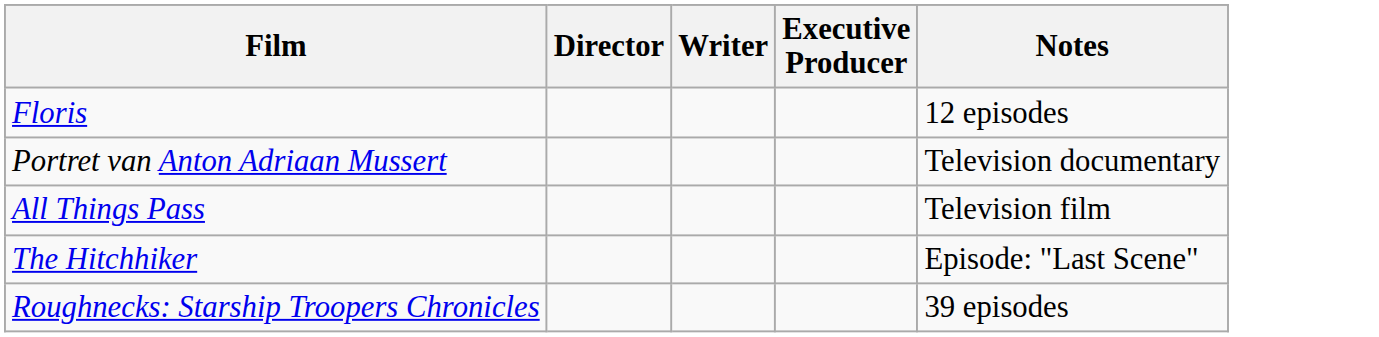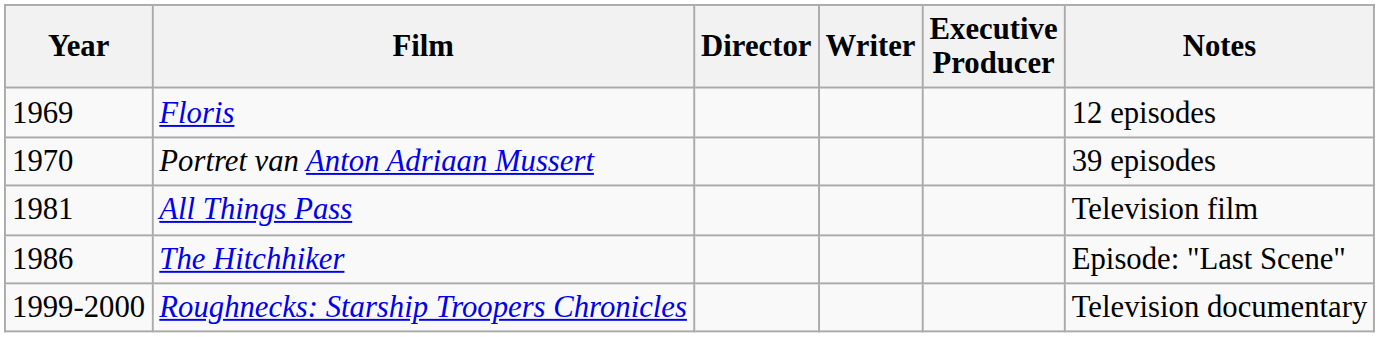+ column: (79, 46)
(1072, 160) Television documentary -> (1144, 160) 39 episodes
(997, 307) 39 episodes -> (1220, 307) Television documentary
